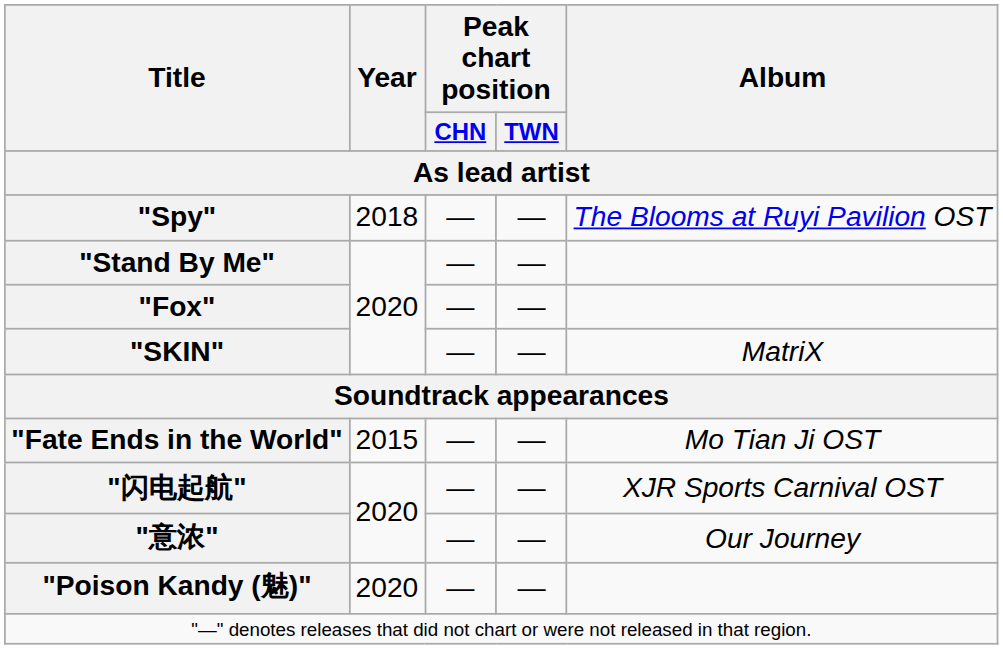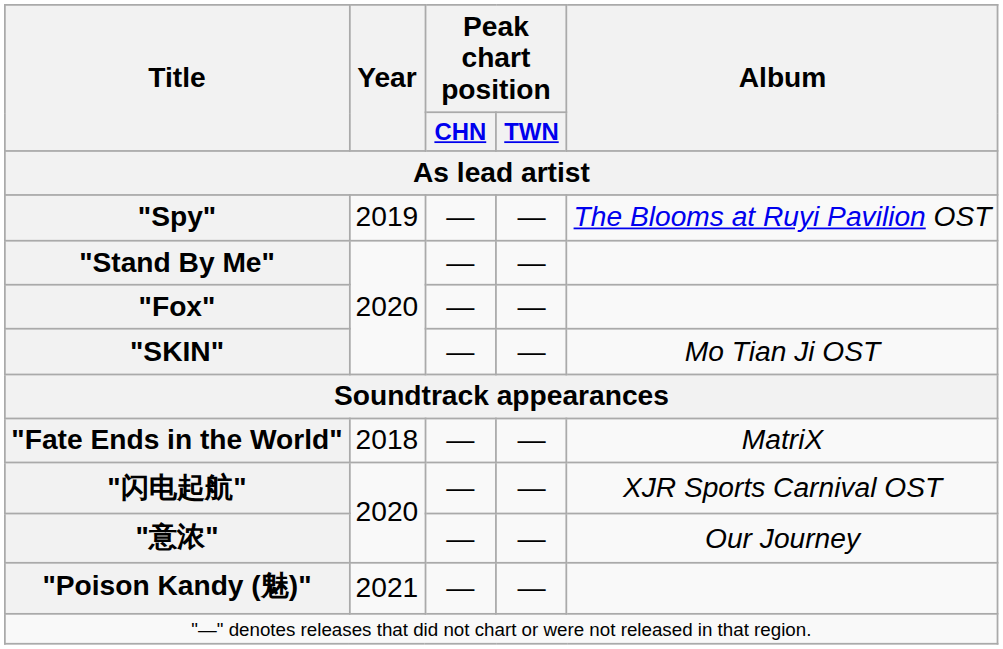(387, 217) 2018 -> (387, 217) 2019
(783, 351) MatriX -> (783, 351) Mo Tian Ji OST
(387, 440) 2015 -> (387, 440) 2018
(783, 440) Mo Tian Ji OST -> (783, 440) MatriX
(387, 587) 2020 -> (387, 587) 2021
